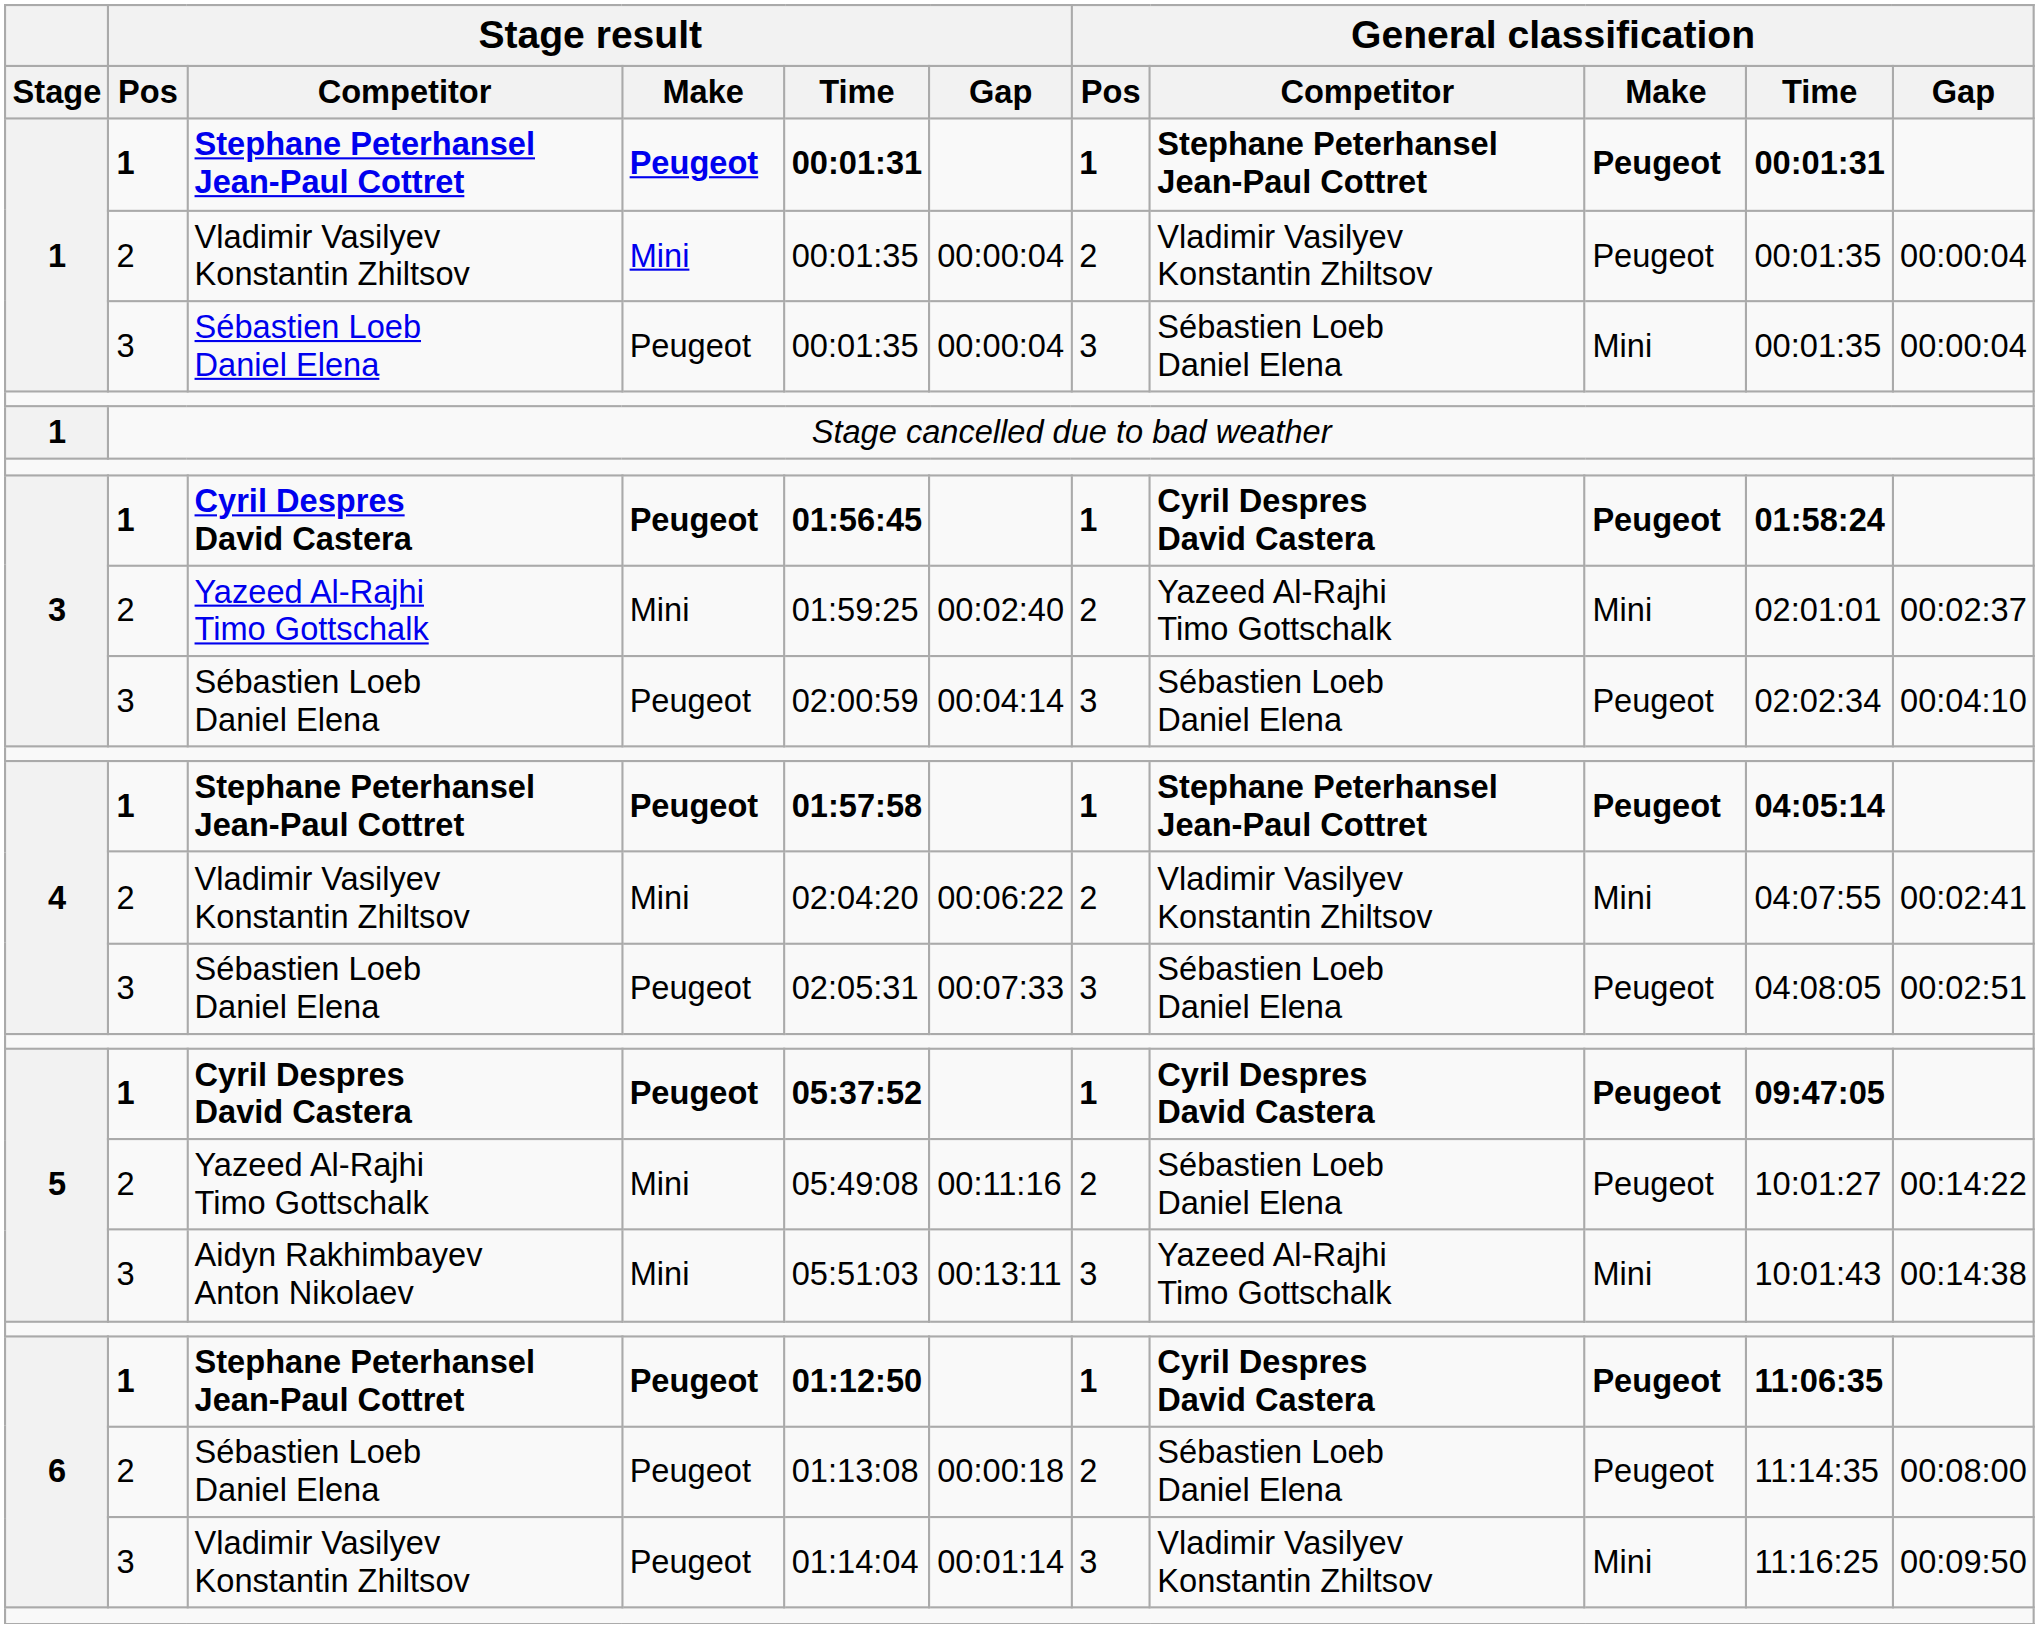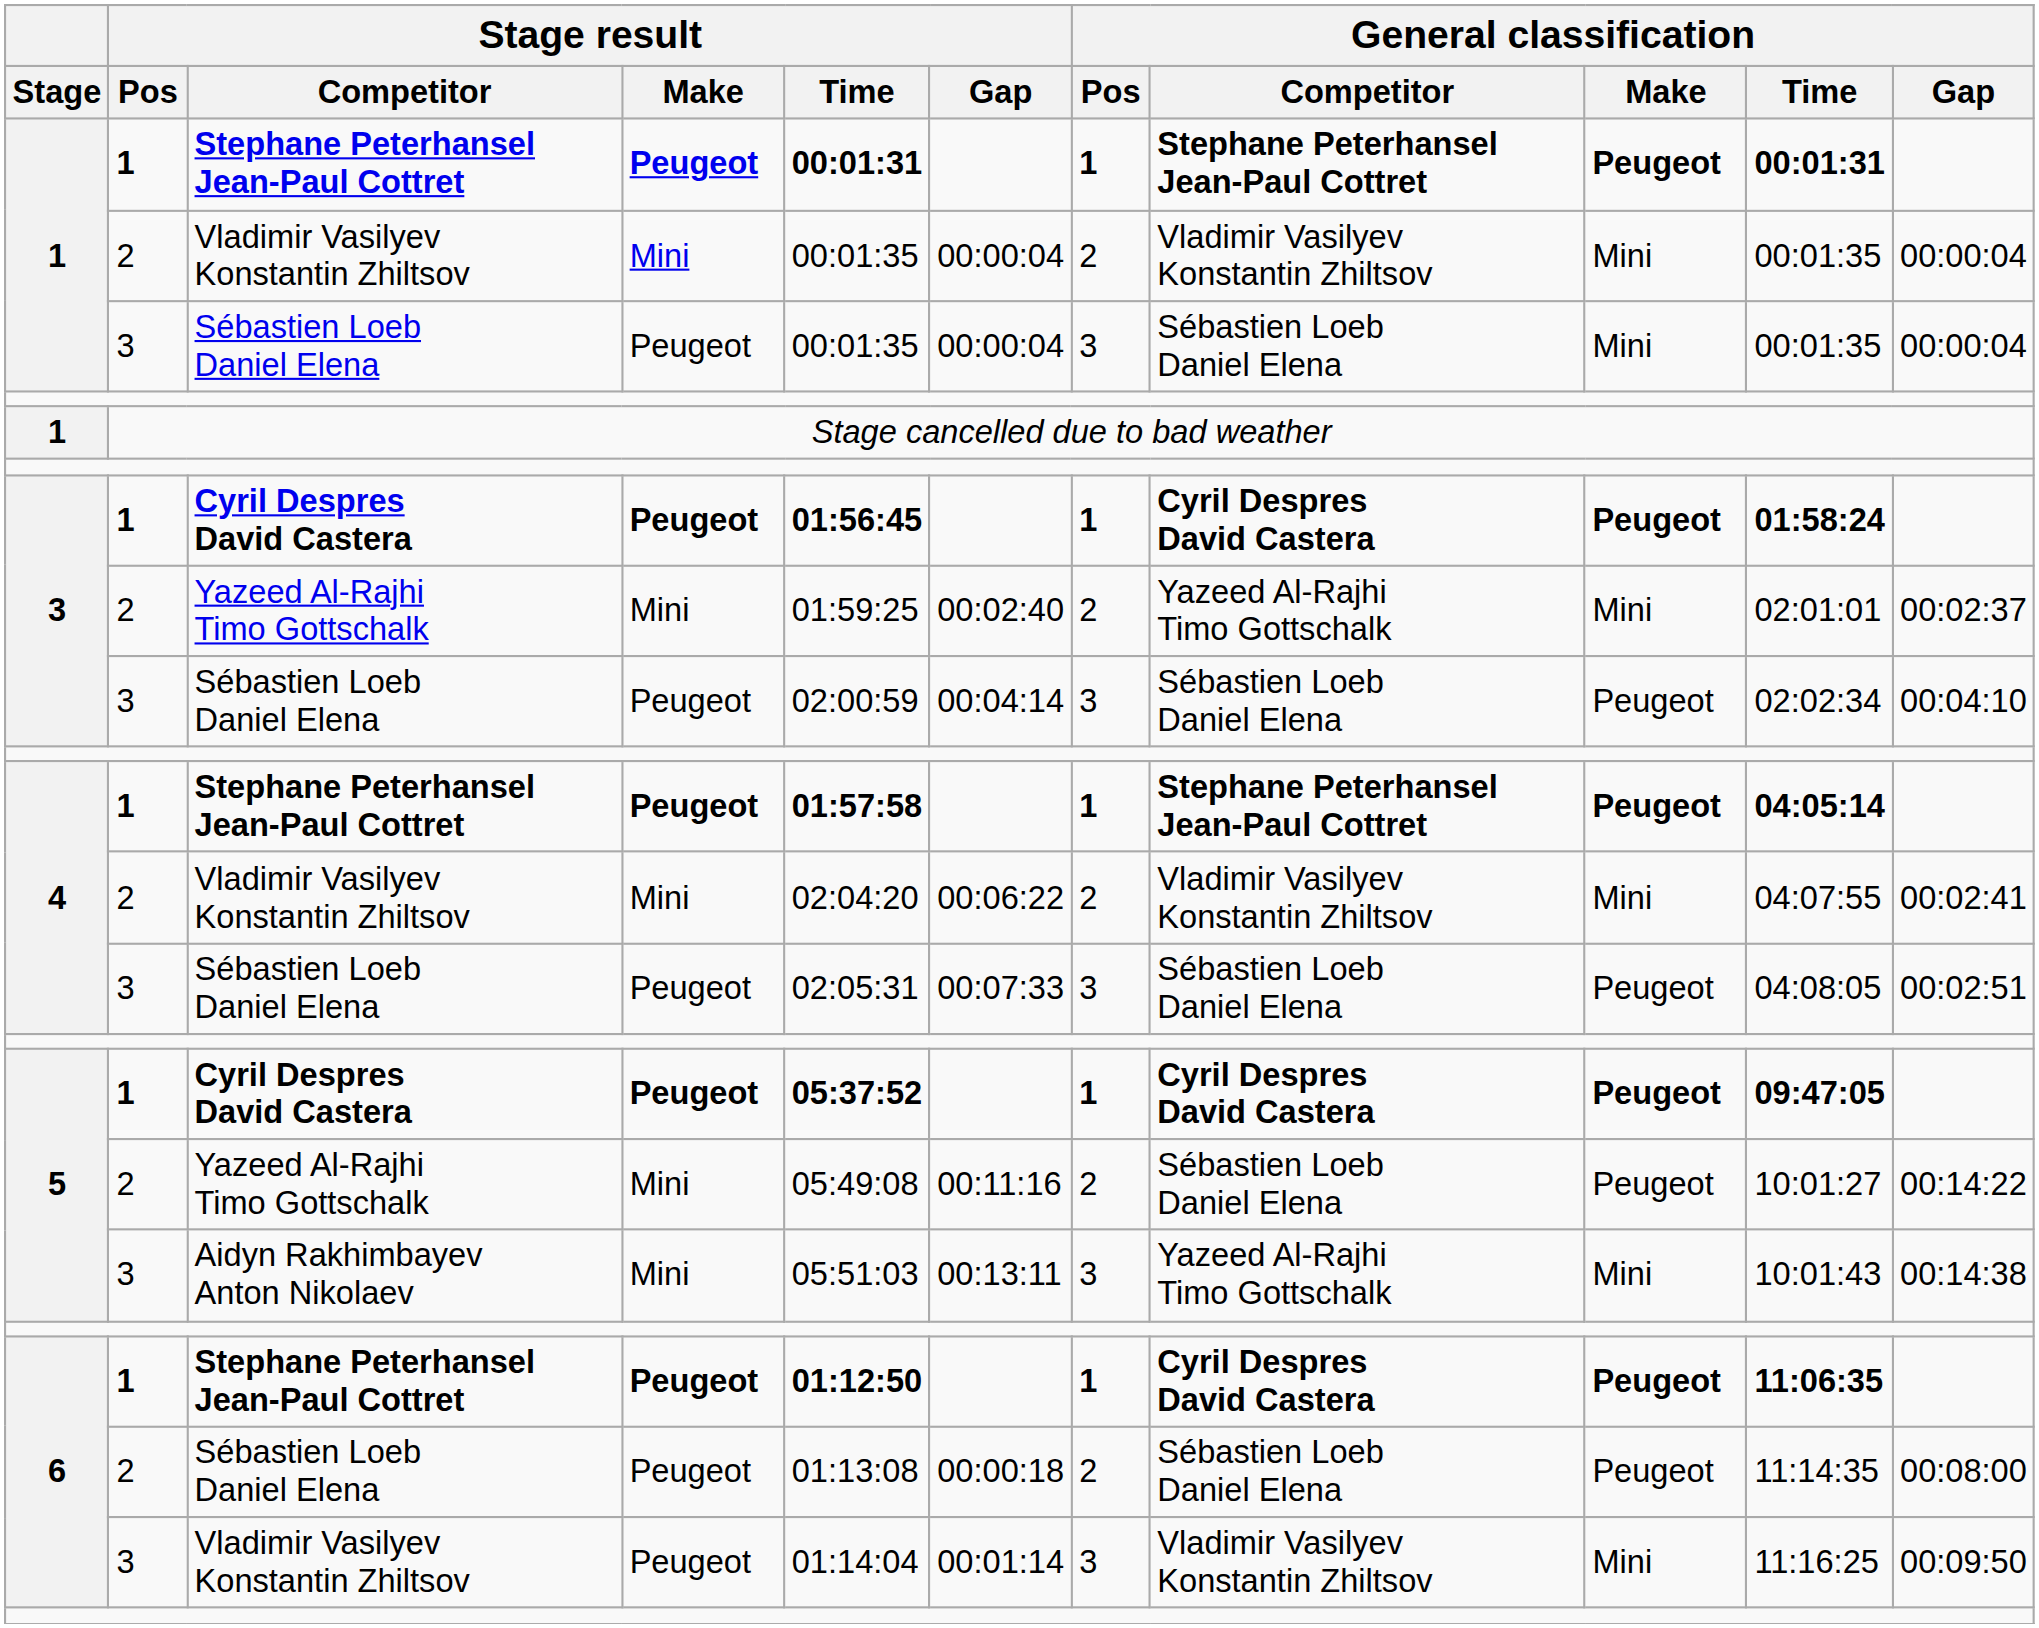(1653, 254) Peugeot -> (1622, 254) Mini
